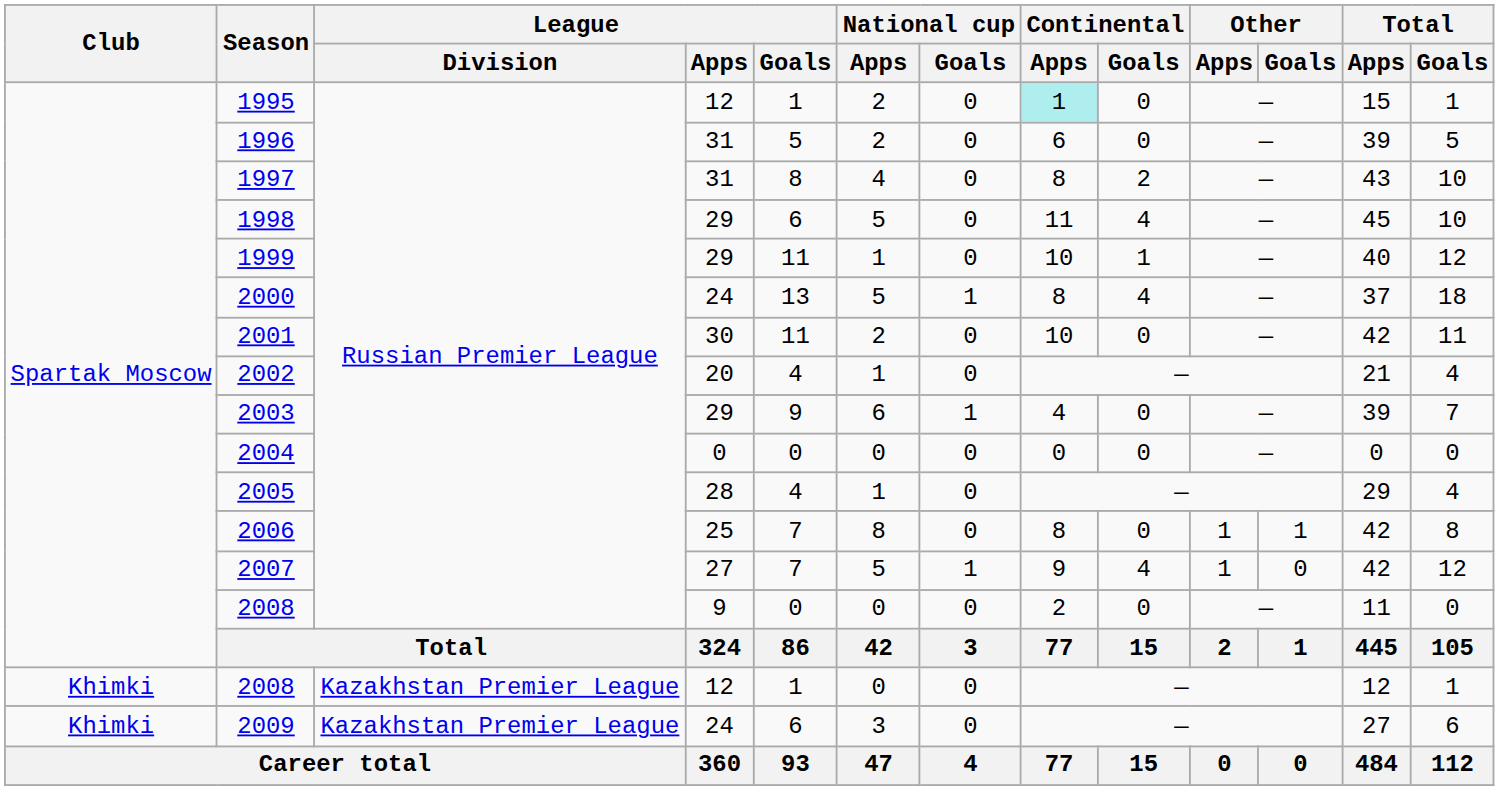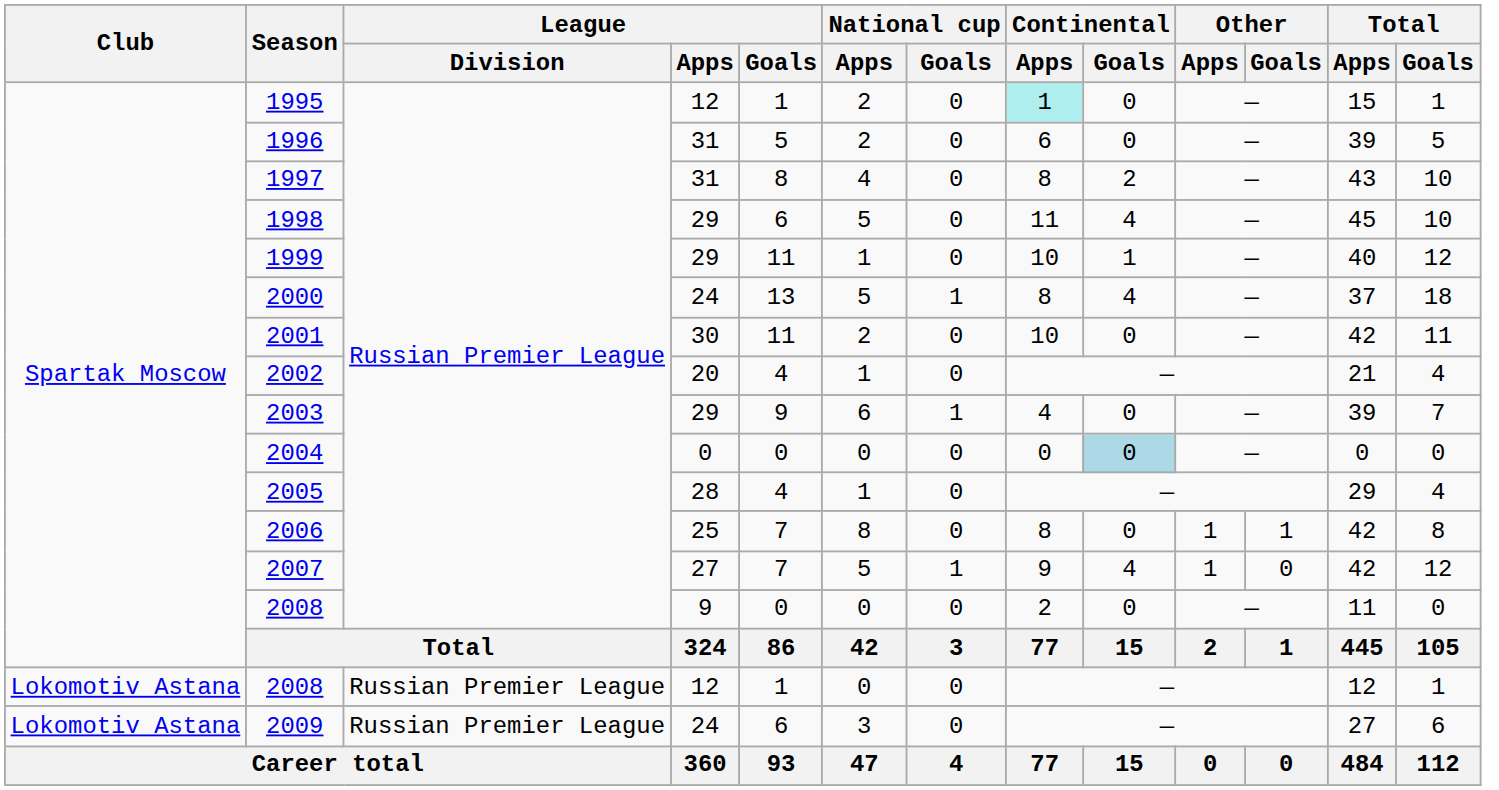(1144, 453) no background -> (1129, 453) lightblue background
(111, 687) Khimki -> (125, 687) Lokomotiv Astana
(500, 687) Kazakhstan Premier League -> (507, 687) Russian Premier League
(111, 726) Khimki -> (125, 726) Lokomotiv Astana
(500, 726) Kazakhstan Premier League -> (507, 726) Russian Premier League
